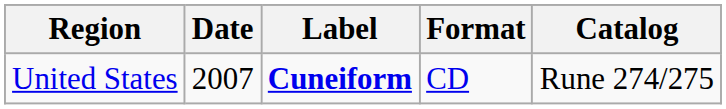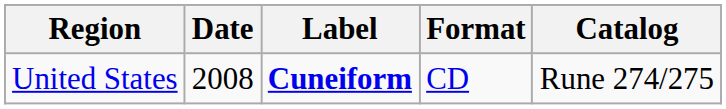(223, 77) 2007 -> (223, 77) 2008
